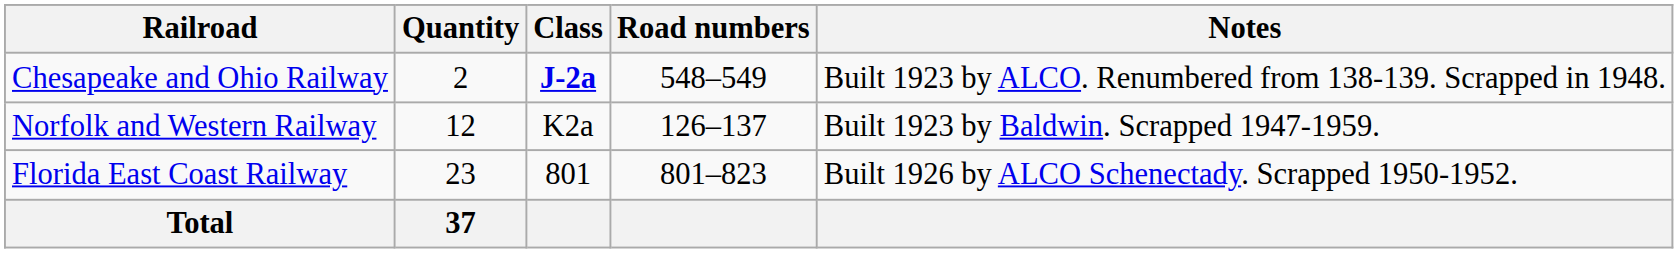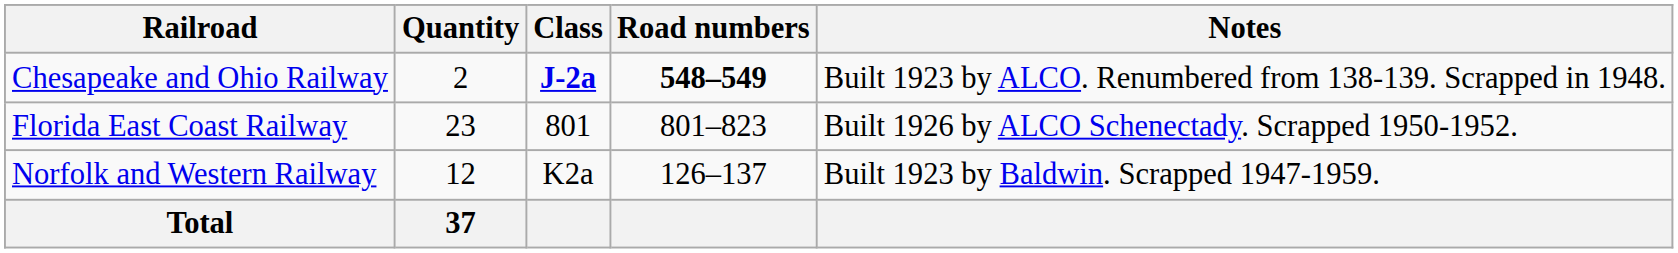(713, 77) normal -> (713, 77) bold
rows swapped: (180, 174) <-> (194, 125)
